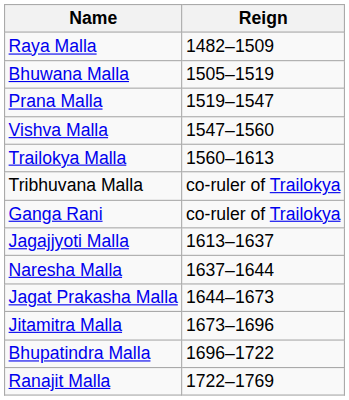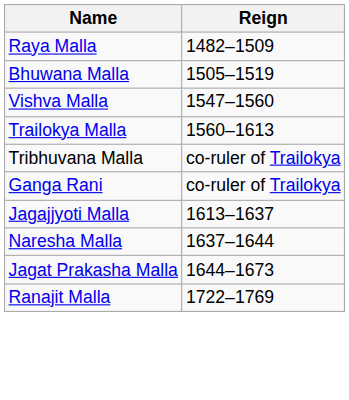- row: (56, 102)
- row: (65, 325)
- row: (80, 353)
